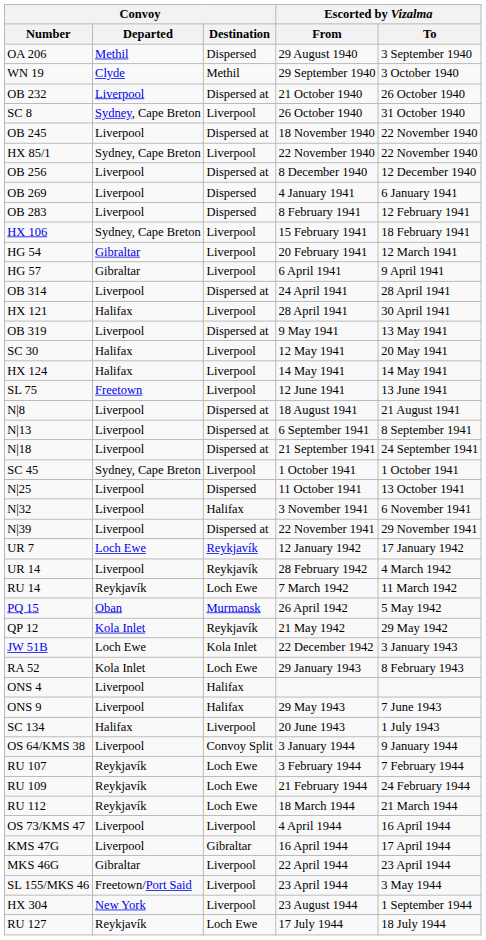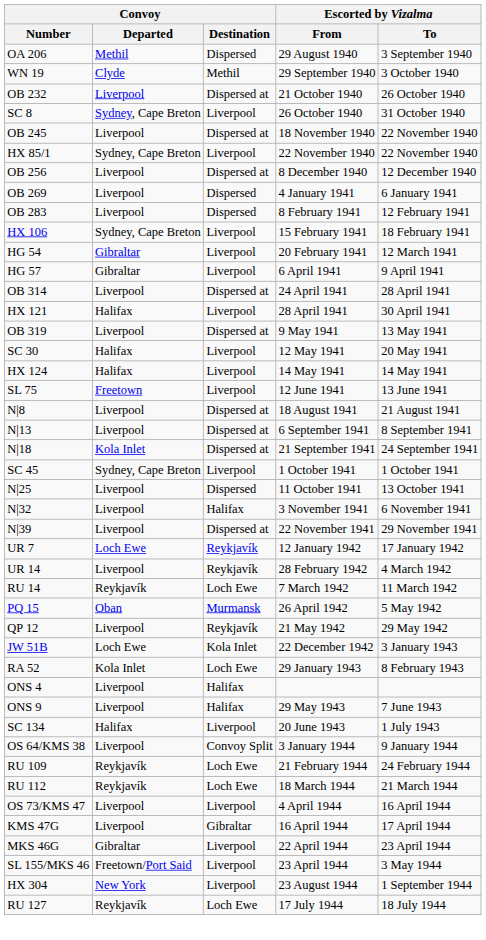(120, 449) Liverpool -> (120, 449) Kola Inlet
(120, 627) Kola Inlet -> (120, 627) Liverpool
- row: (27, 766)
